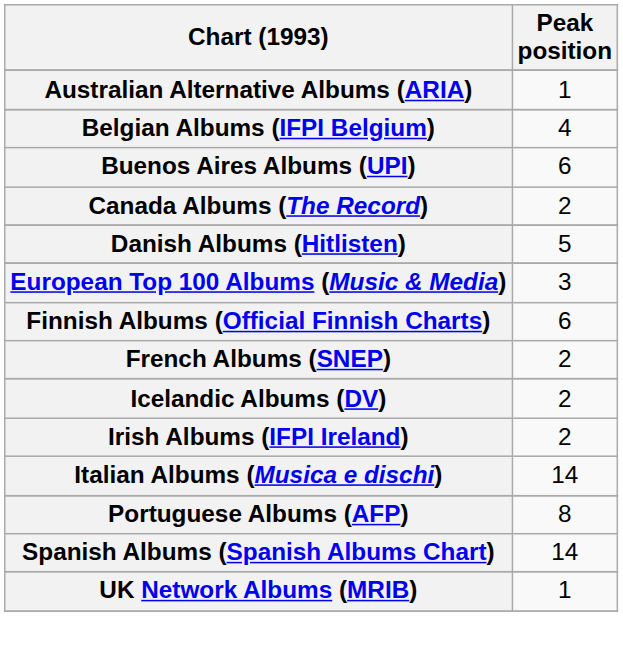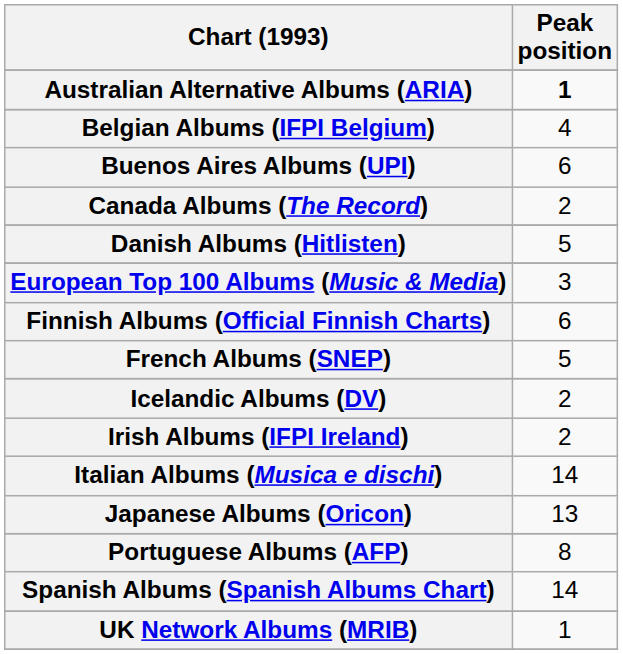(565, 89) normal -> (565, 89) bold
(565, 359) 2 -> (565, 359) 5
+ row: (258, 513)
